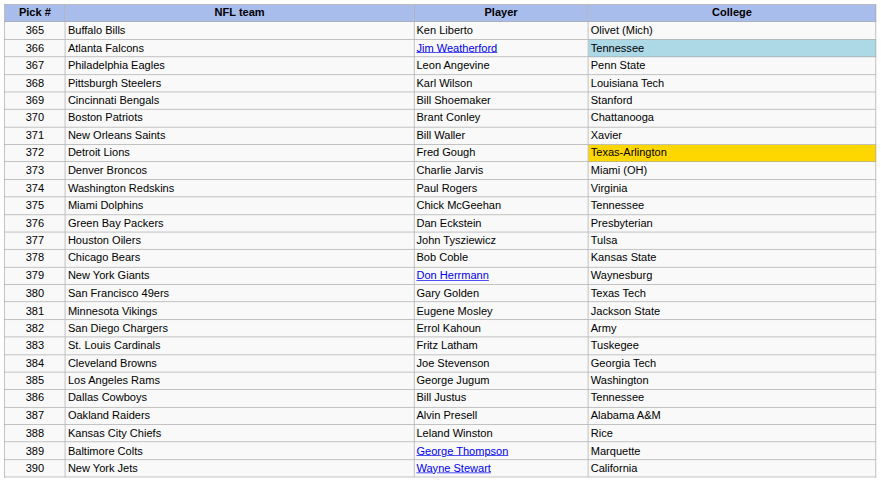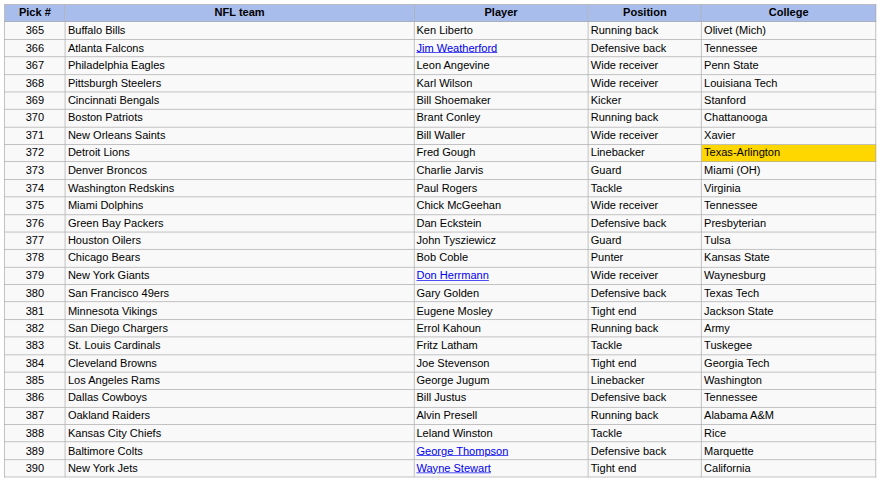+ column: (645, 13)
(617, 48) lightblue background -> (731, 48) no background
